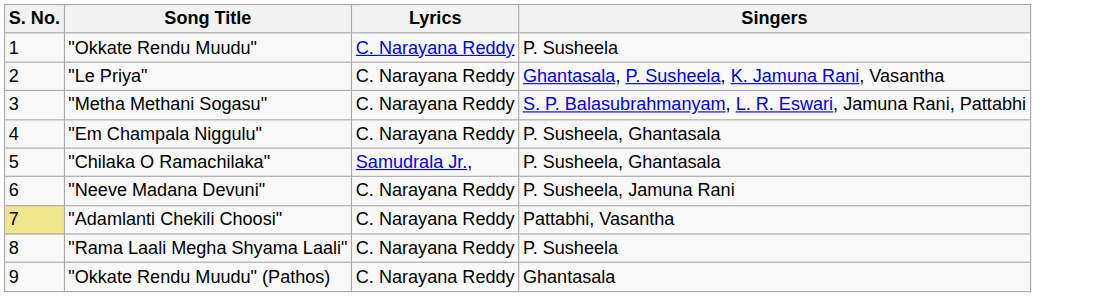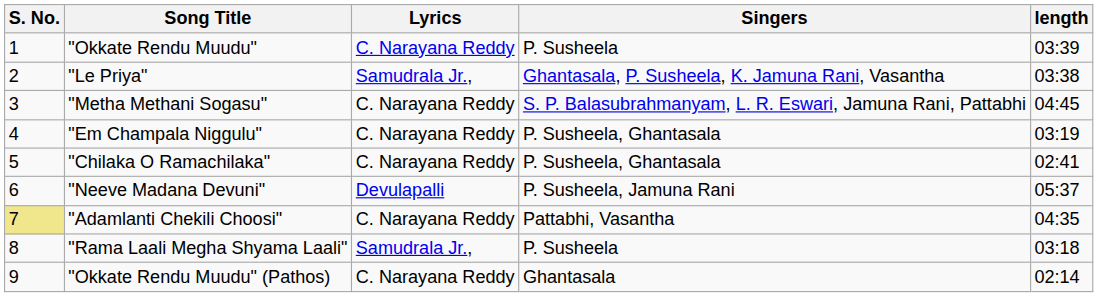+ column: (1062, 18)
(435, 76) C. Narayana Reddy -> (414, 76) Samudrala Jr.,
(414, 162) Samudrala Jr., -> (435, 162) C. Narayana Reddy
(435, 190) C. Narayana Reddy -> (400, 190) Devulapalli
(435, 248) C. Narayana Reddy -> (414, 248) Samudrala Jr.,
